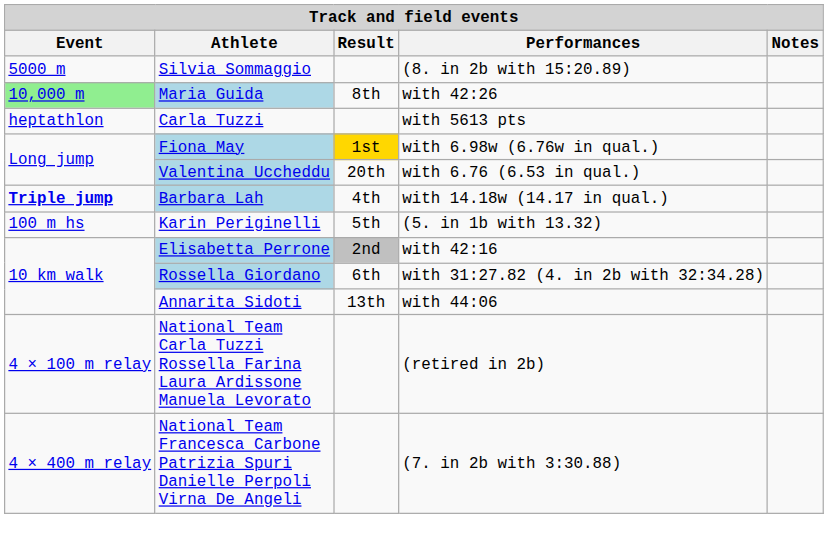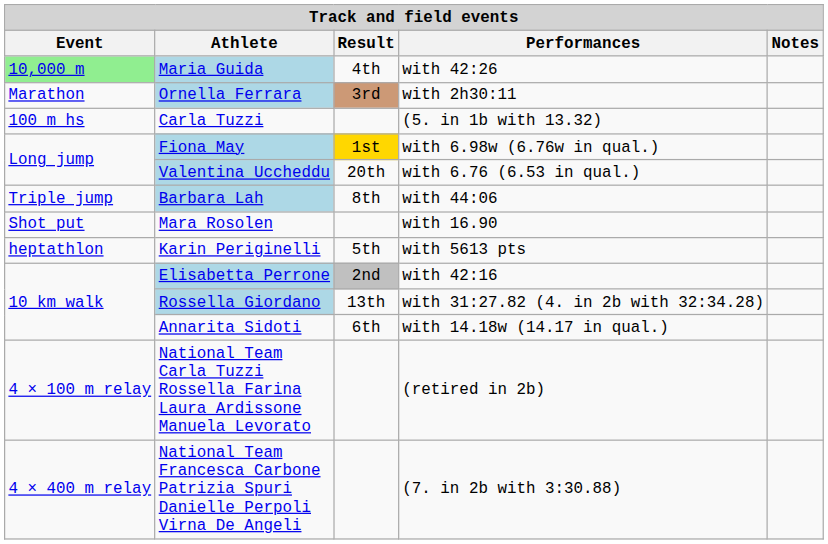- row: (235, 69)
(366, 95) 8th -> (366, 69) 4th
+ row: (230, 95)
(56, 121) heptathlon -> (46, 121) 100 m hs
(464, 121) with 5613 pts -> (502, 121) (5. in 1b with 13.32)
(61, 198) bold -> (61, 198) normal
(366, 198) 4th -> (366, 198) 8th
(536, 198) with 14.18w (14.17 in qual.) -> (450, 198) with 44:06
+ row: (216, 224)
(46, 224) 100 m hs -> (56, 250) heptathlon
(502, 224) (5. in 1b with 13.32) -> (464, 250) with 5613 pts
(366, 276) 6th -> (366, 302) 13th
(366, 302) 13th -> (366, 328) 6th
(450, 302) with 44:06 -> (536, 328) with 14.18w (14.17 in qual.)
